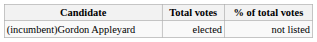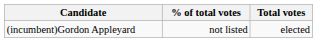columns swapped: (193, 12) <-> (268, 12)
